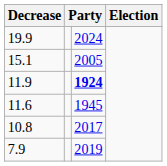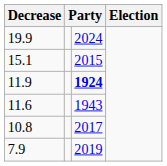(88, 60) 2005 -> (88, 60) 2015
(88, 104) 1945 -> (88, 104) 1943
